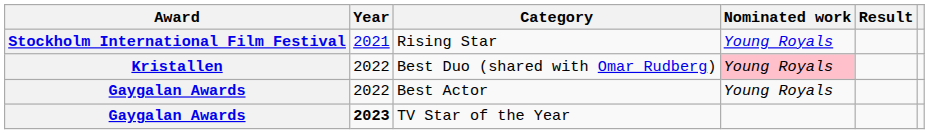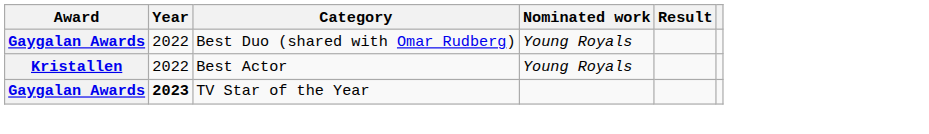- row: (447, 42)
(177, 67) Kristallen -> (77, 42) Gaygalan Awards
(778, 67) pink background -> (578, 42) no background
(177, 91) Gaygalan Awards -> (77, 67) Kristallen
